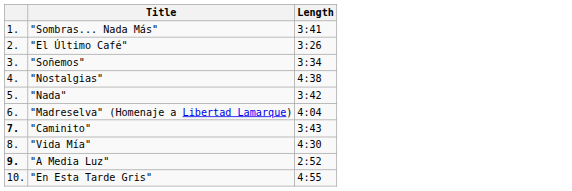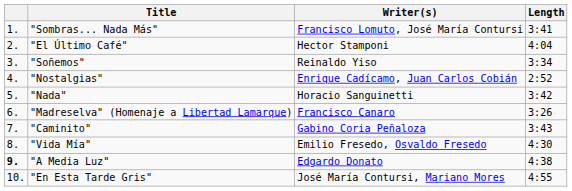+ column: (410, 13)
(310, 46) 3:26 -> (540, 46) 4:04
(310, 79) 4:38 -> (540, 79) 2:52
(310, 112) 4:04 -> (540, 112) 3:26
(13, 128) bold -> (13, 128) normal
(310, 161) 2:52 -> (540, 161) 4:38
